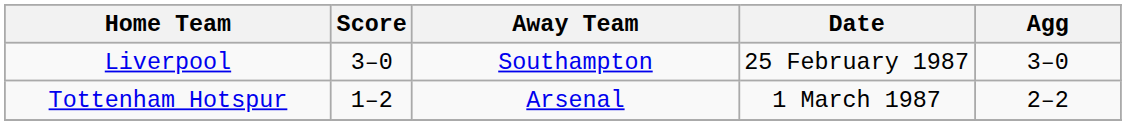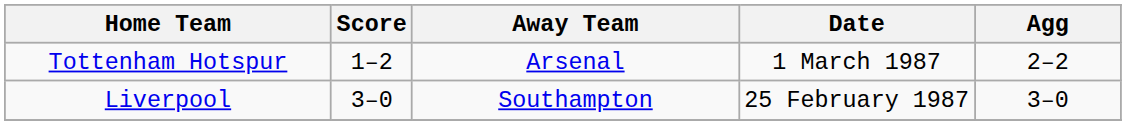rows swapped: (168, 62) <-> (168, 100)
